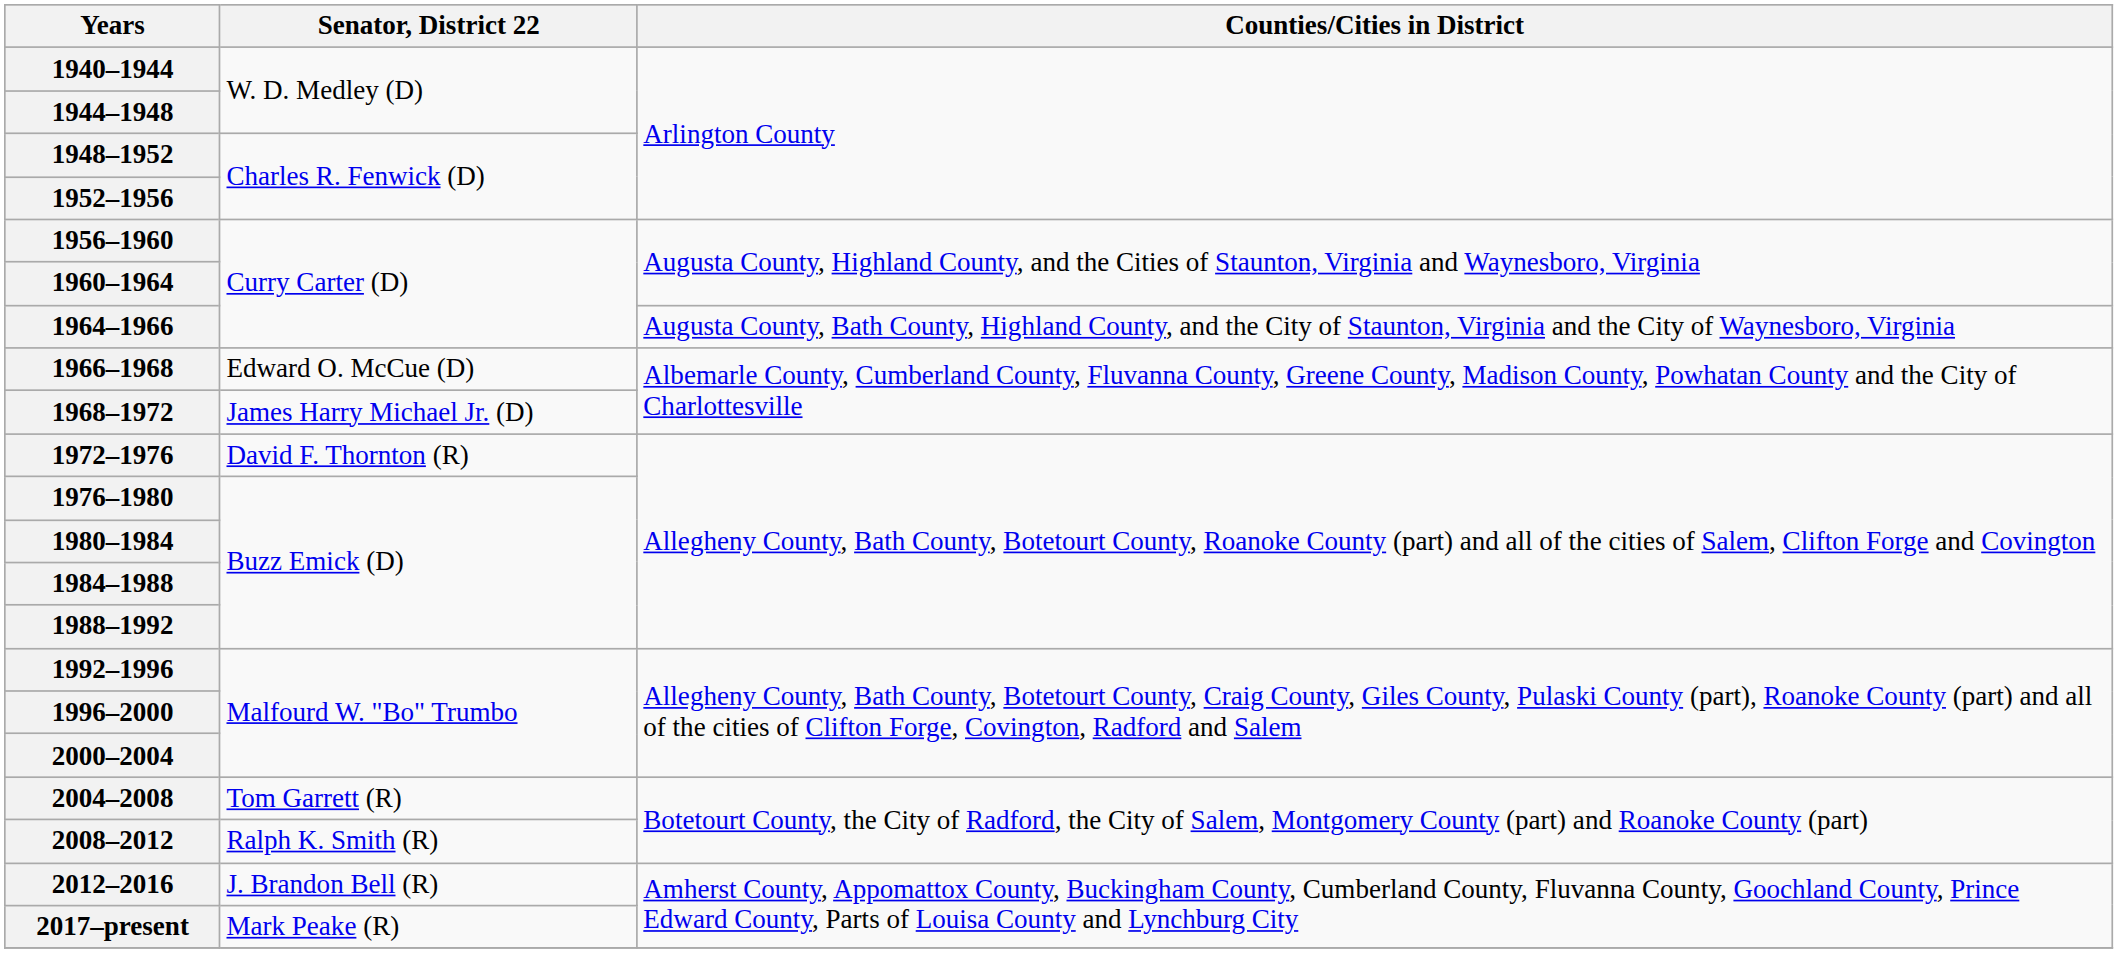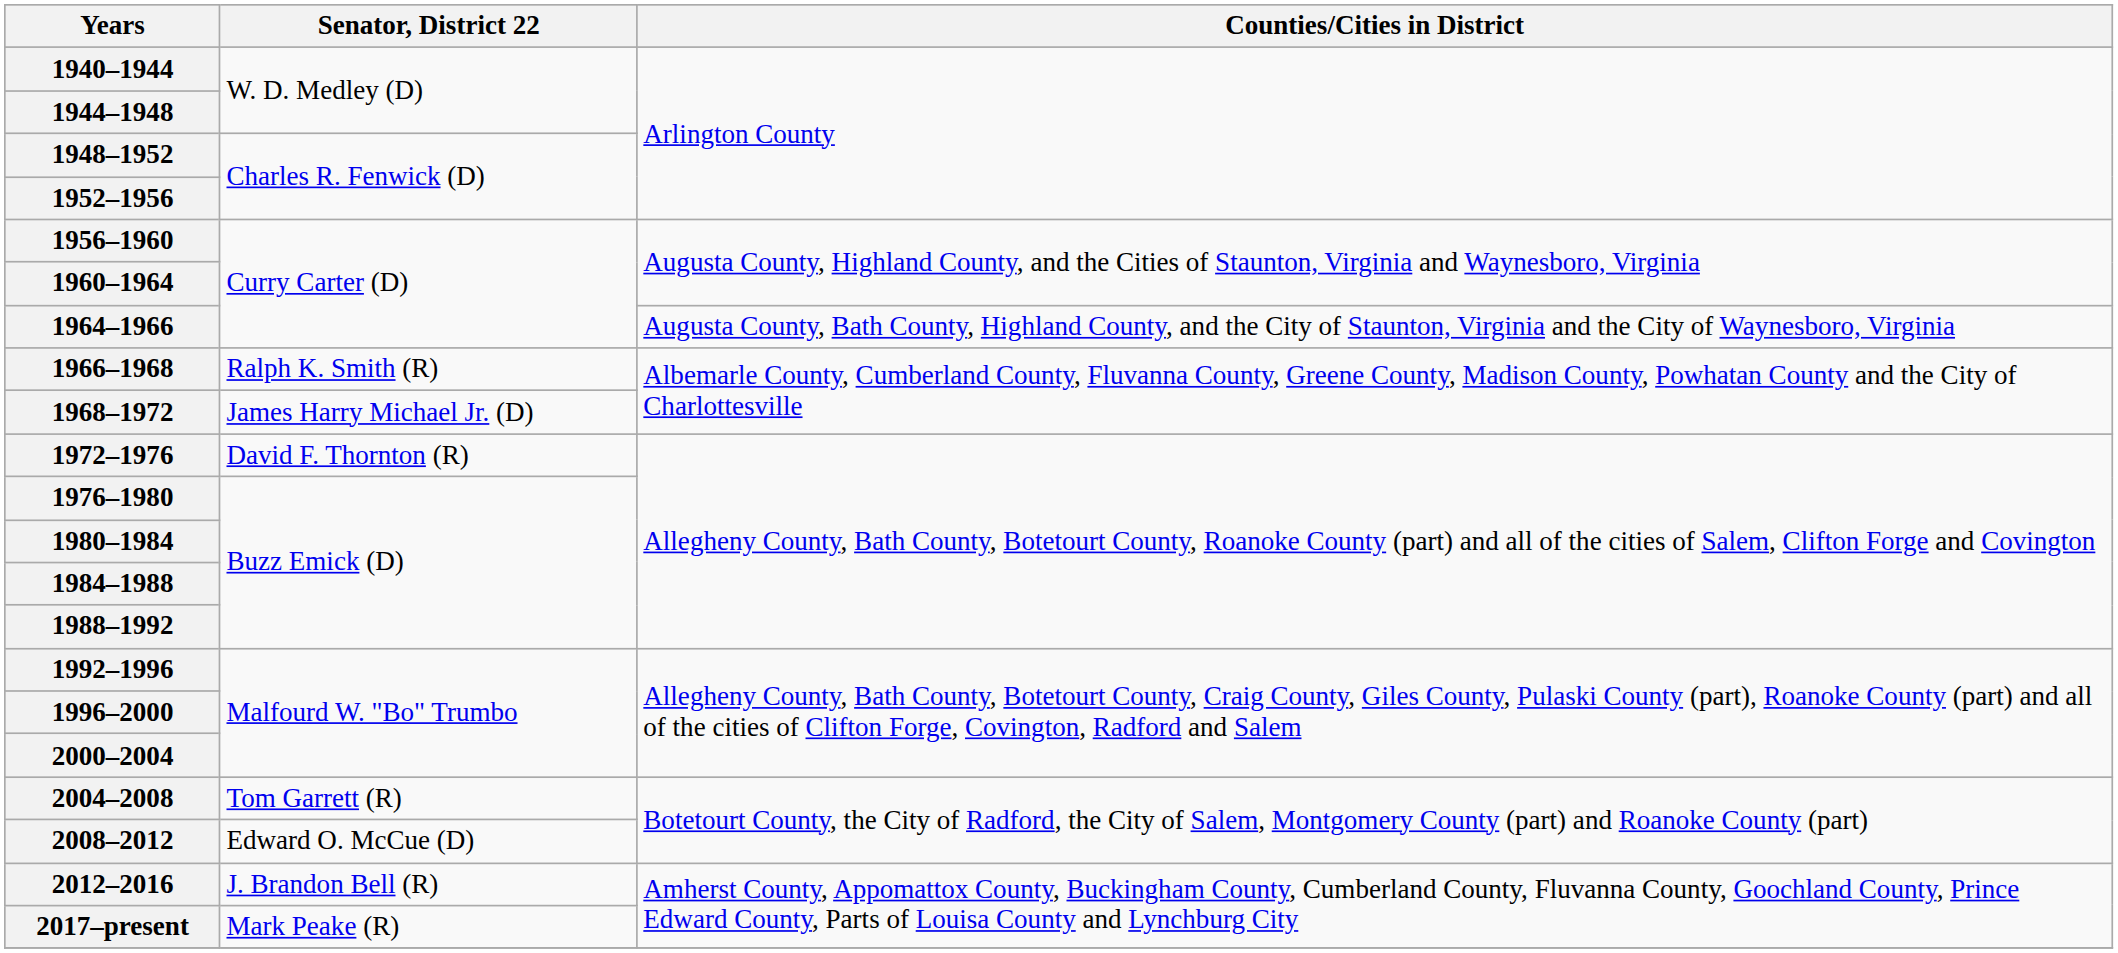(350, 369) Edward O. McCue (D) -> (332, 369) Ralph K. Smith (R)
(332, 840) Ralph K. Smith (R) -> (350, 840) Edward O. McCue (D)
